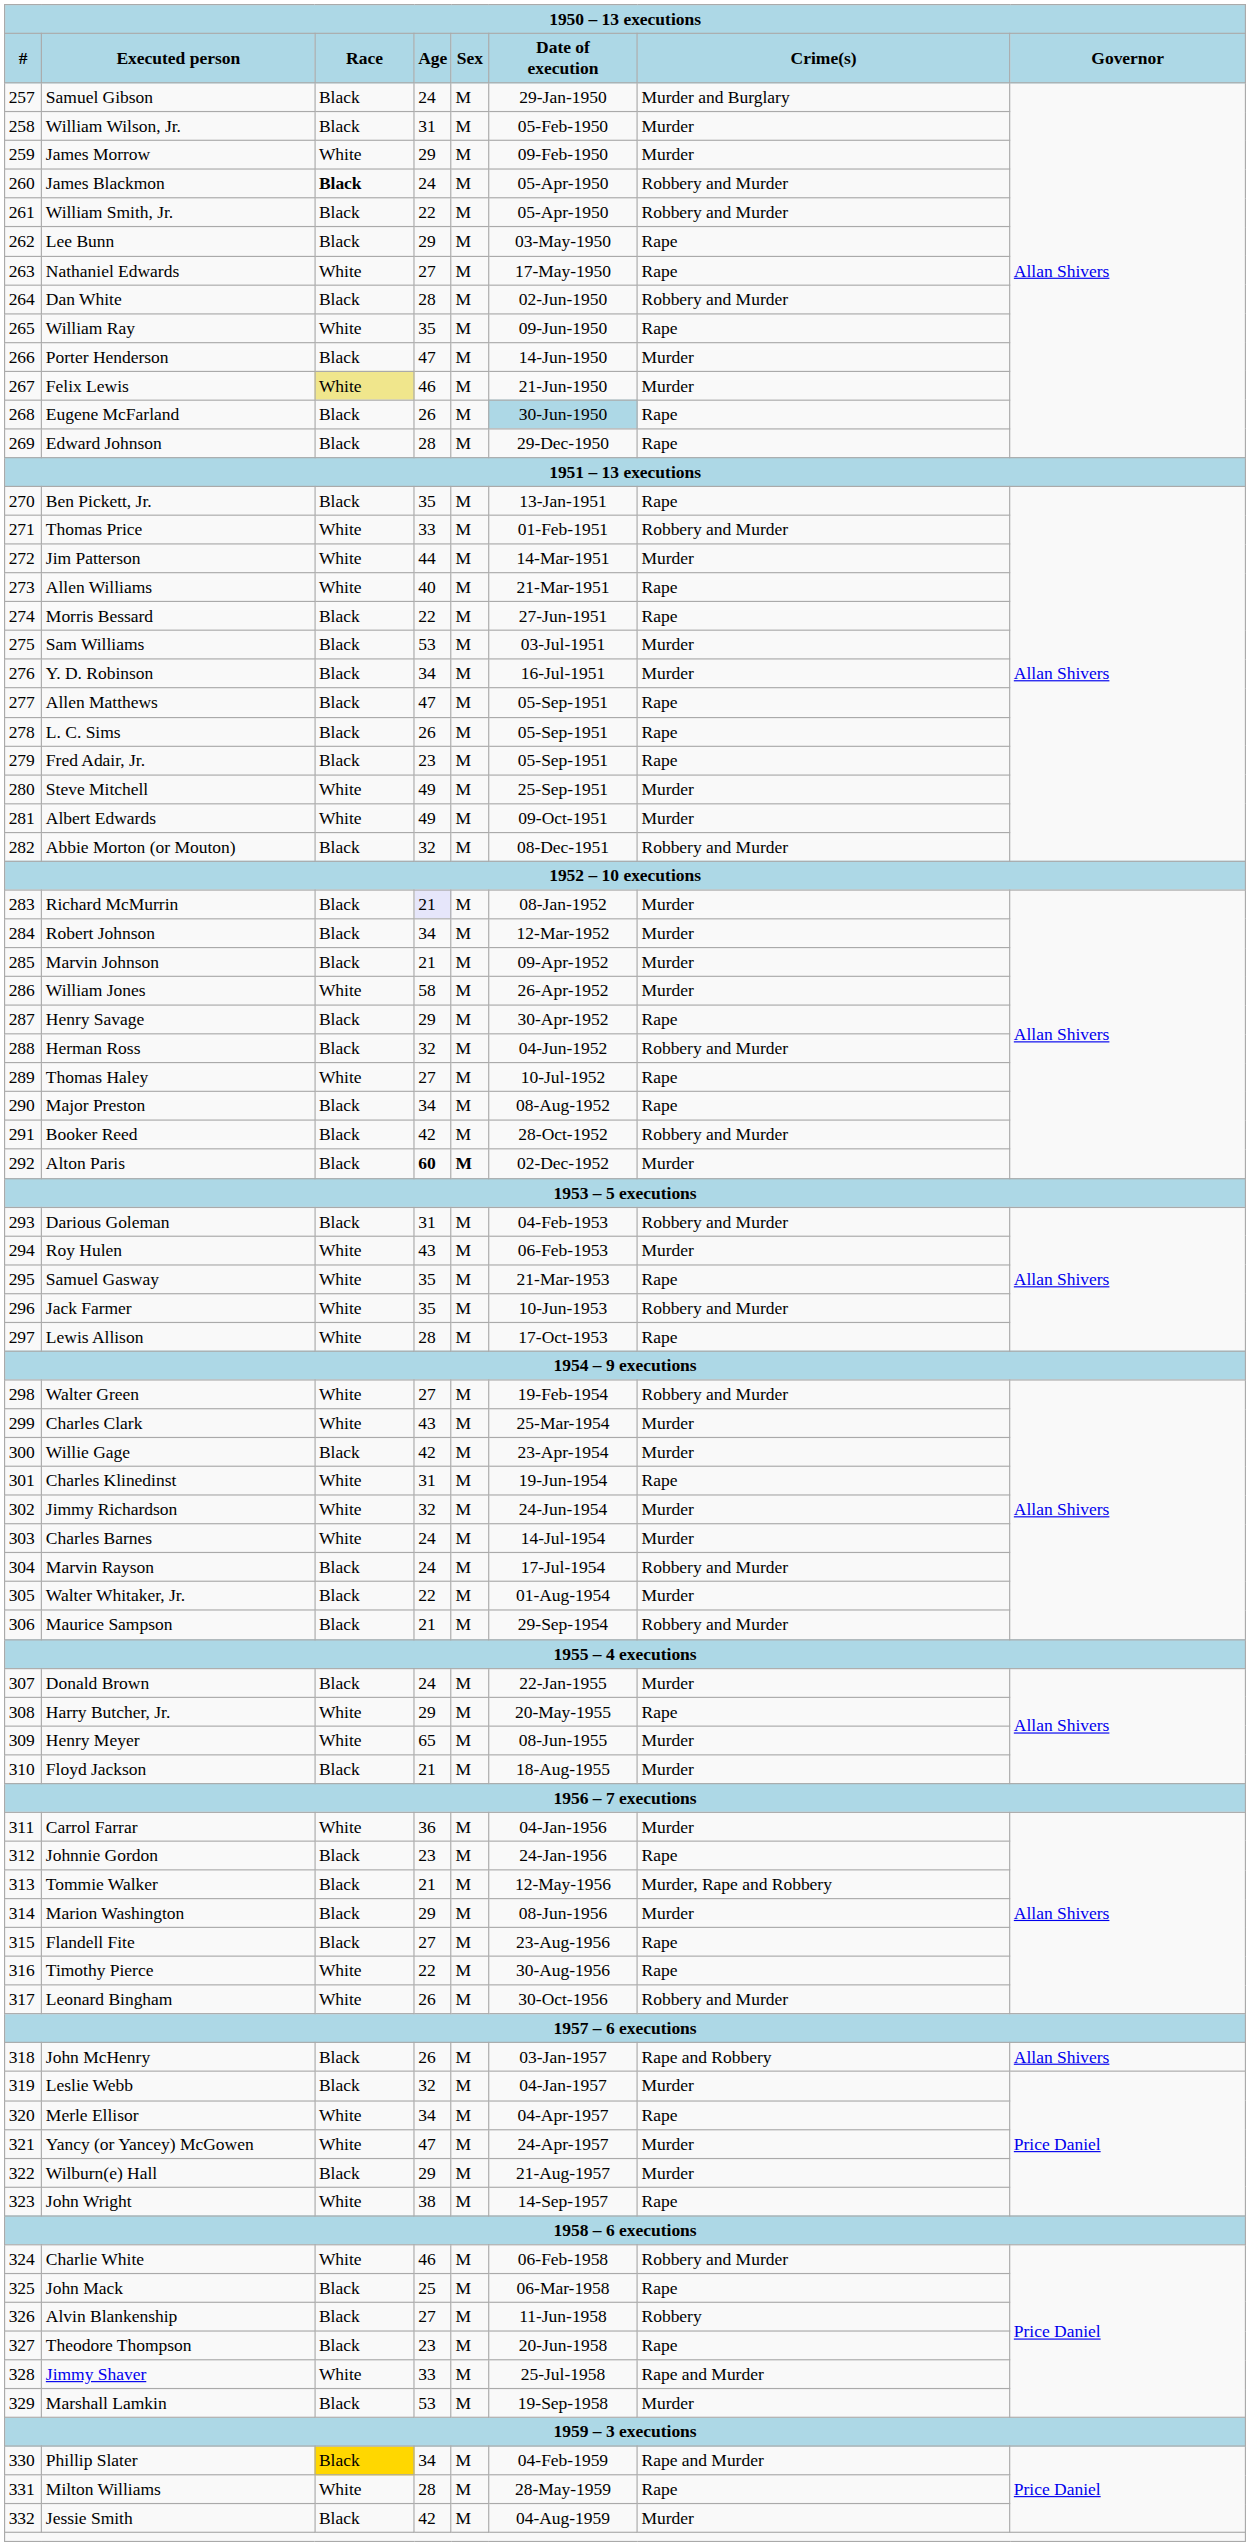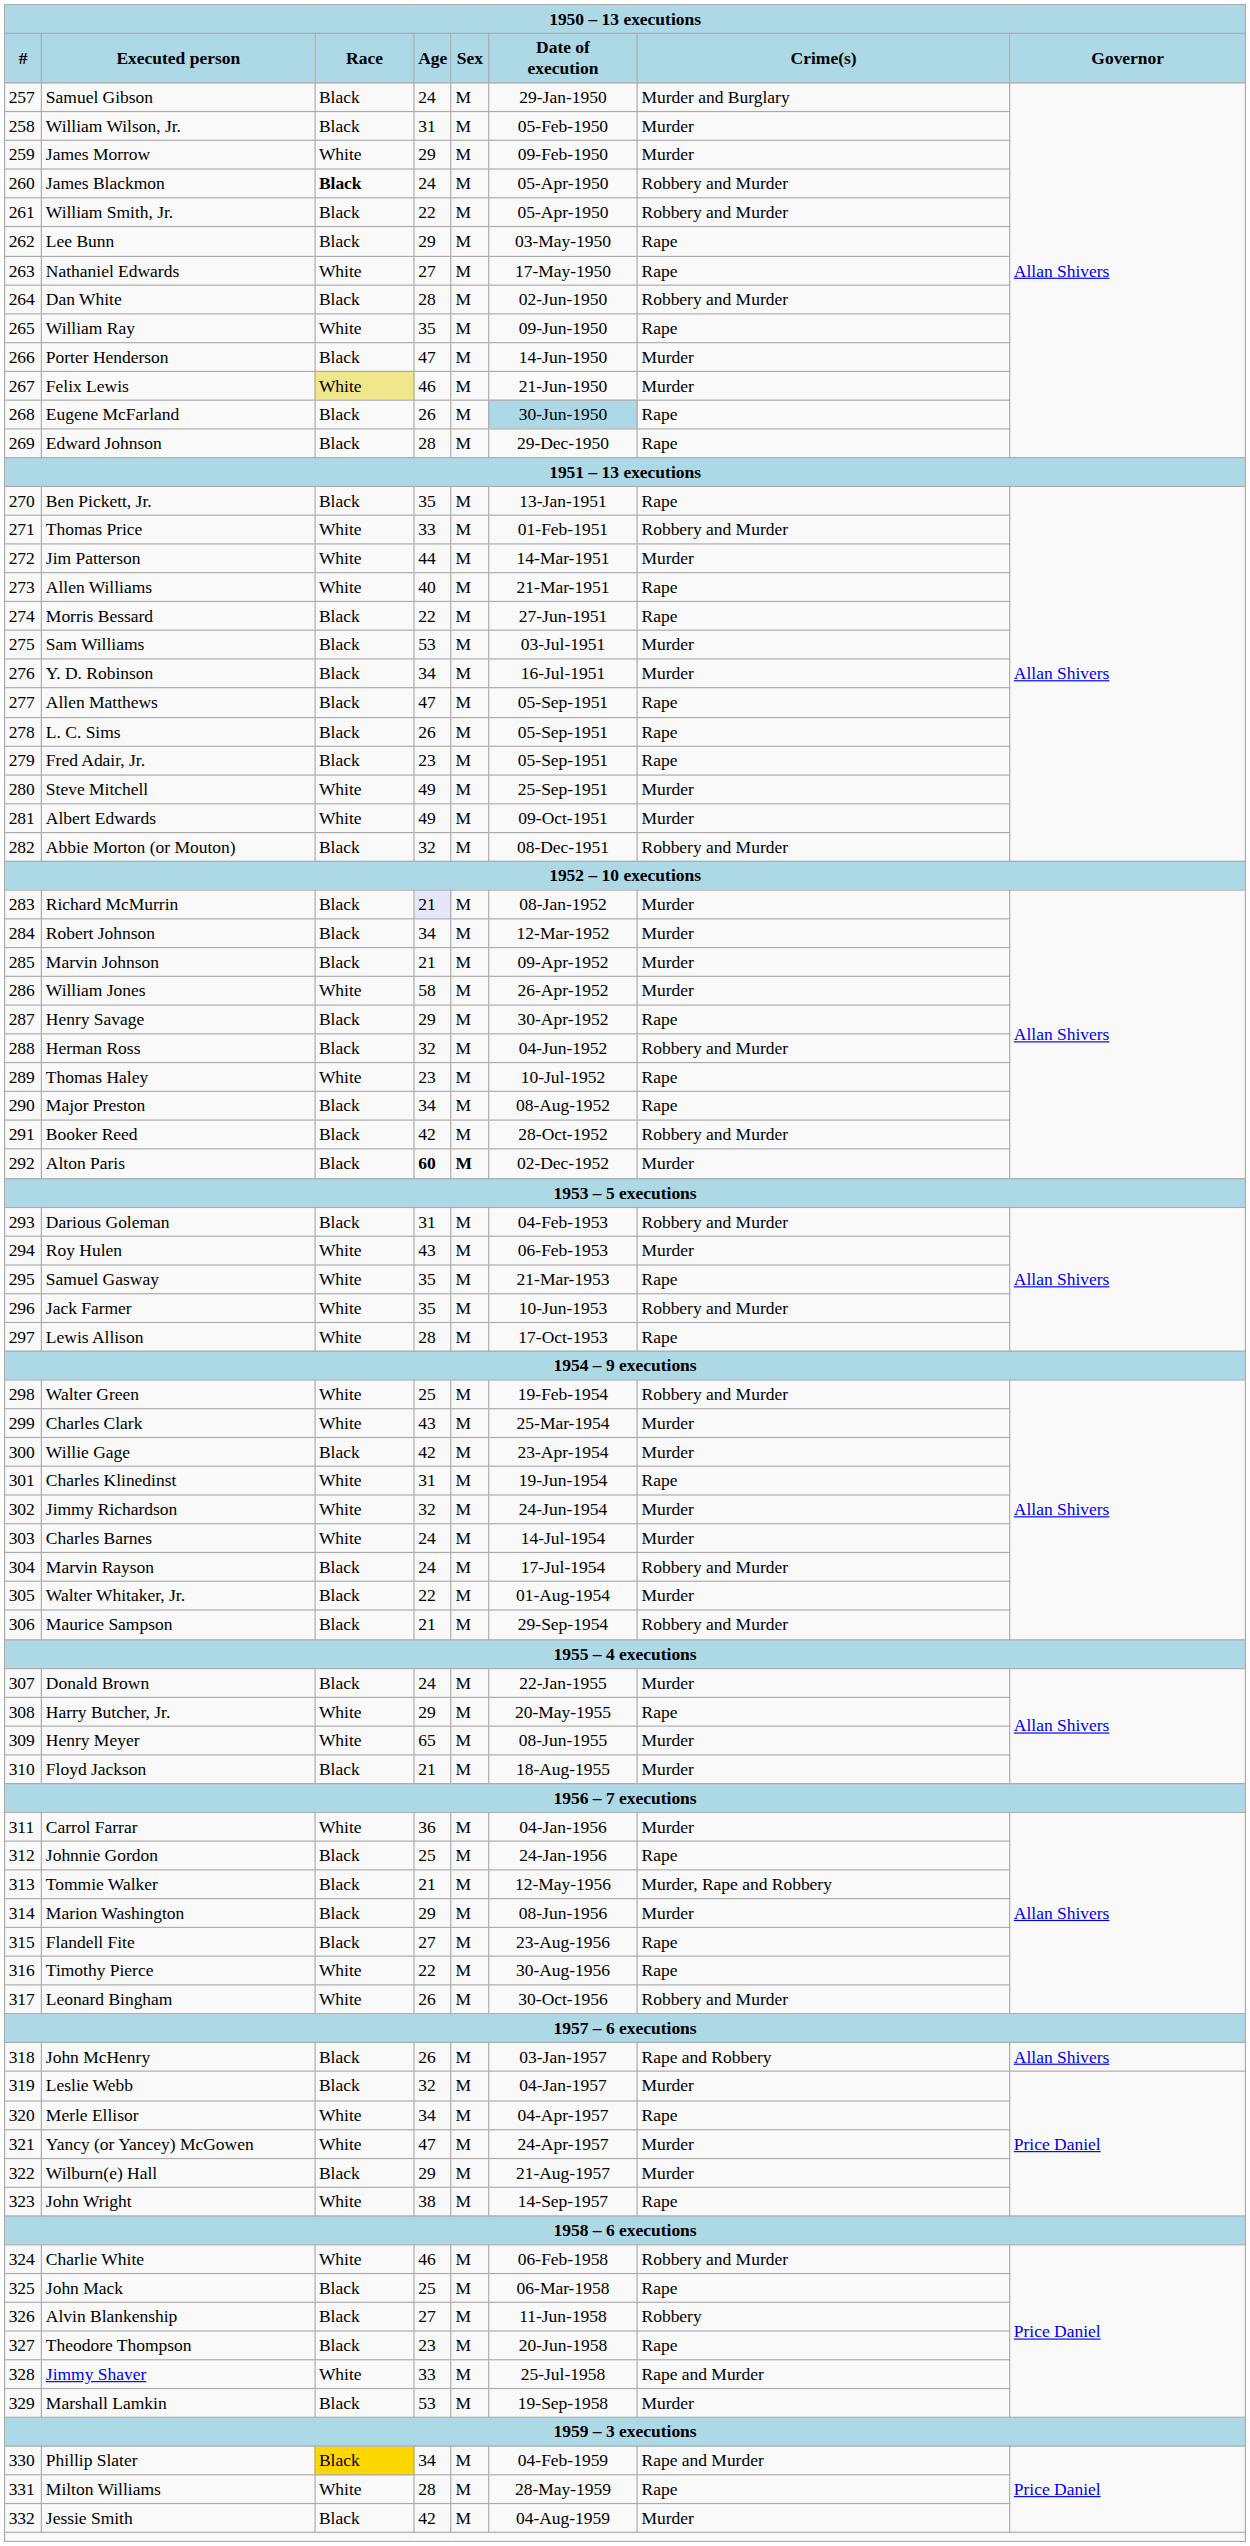(427, 1077) 27 -> (427, 1077) 23
(427, 1394) 27 -> (427, 1394) 25
(427, 1855) 23 -> (427, 1855) 25
